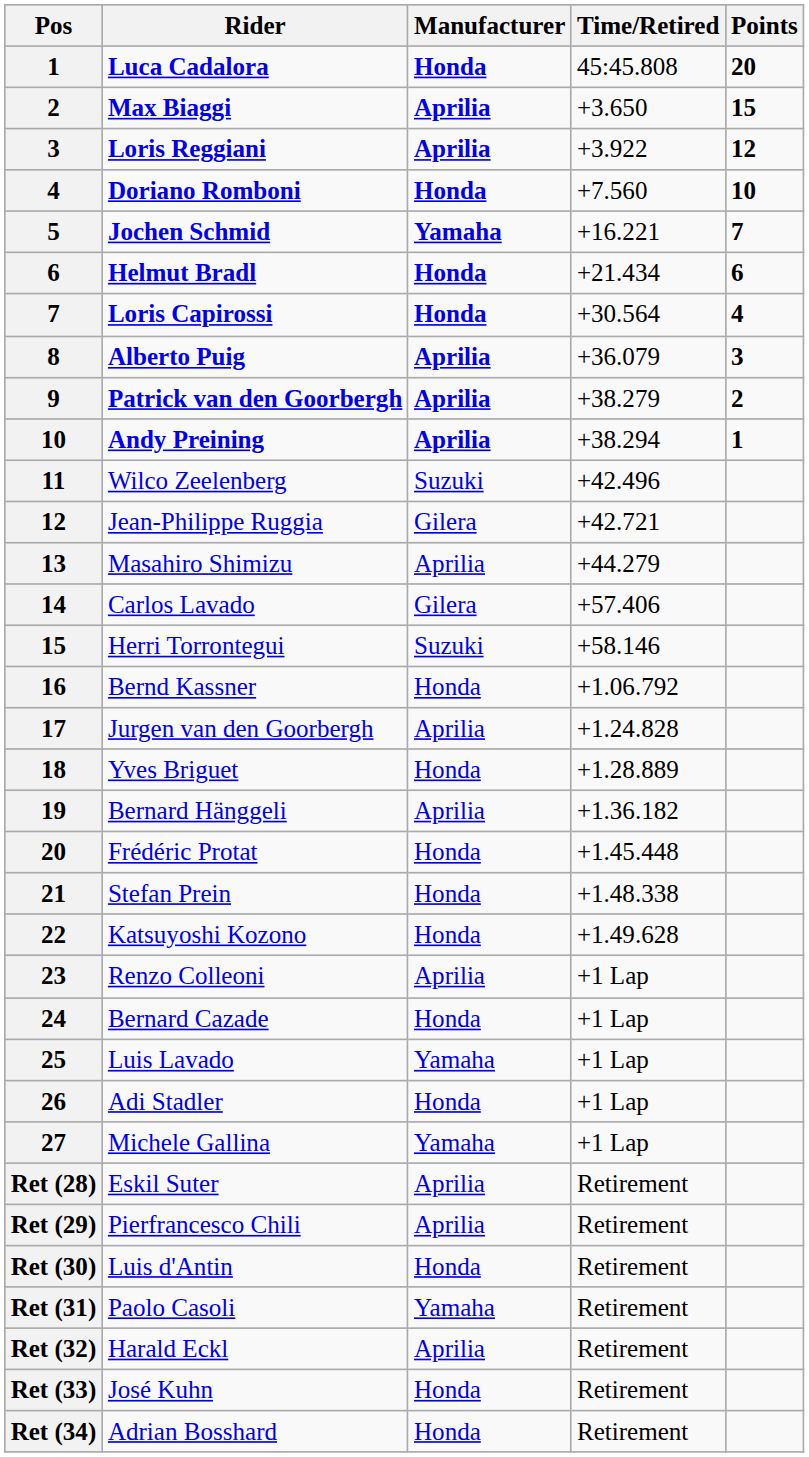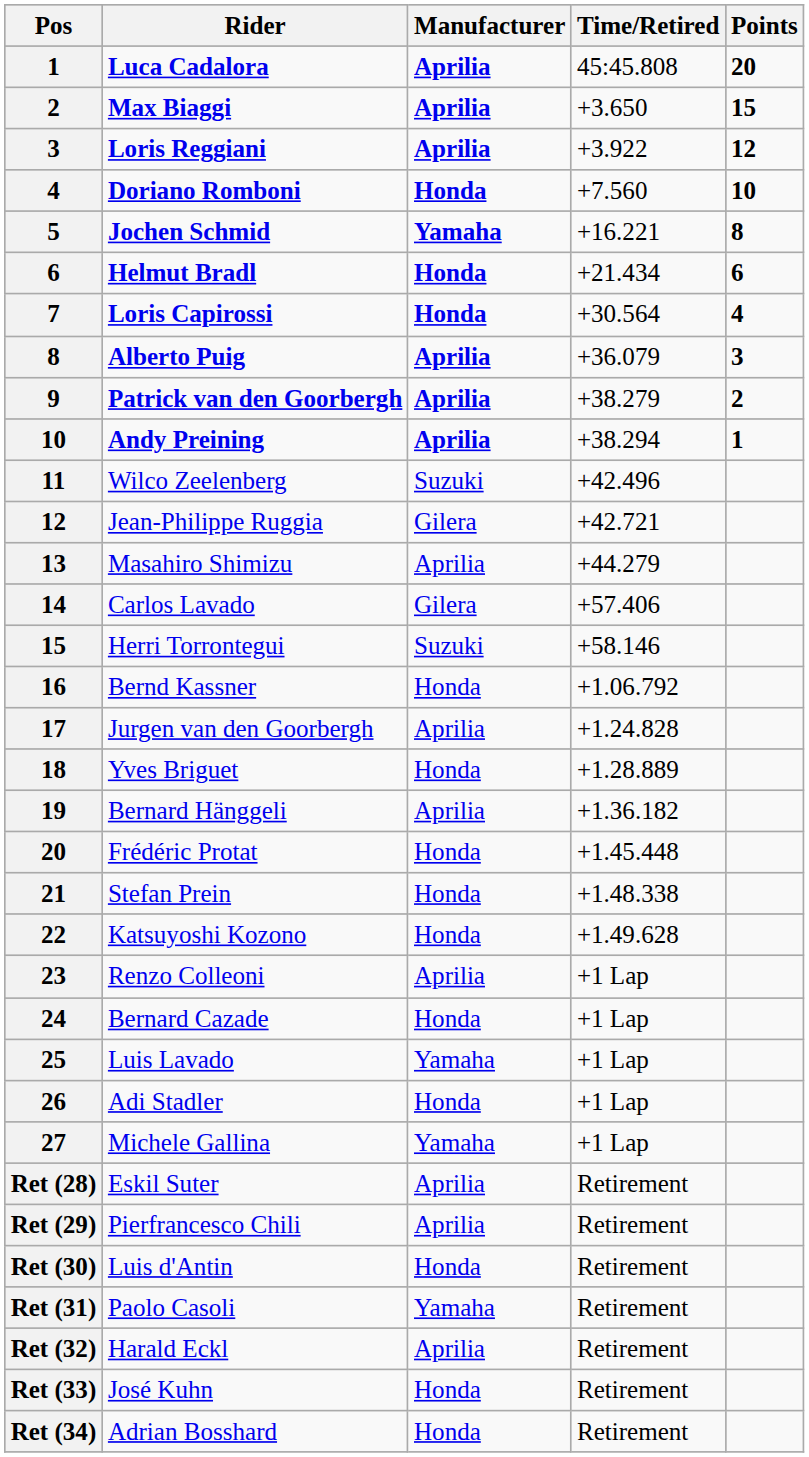(450, 66) Honda -> (452, 66) Aprilia
(737, 232) 7 -> (737, 232) 8
